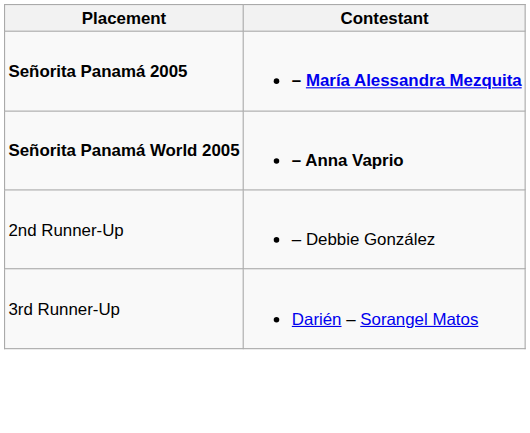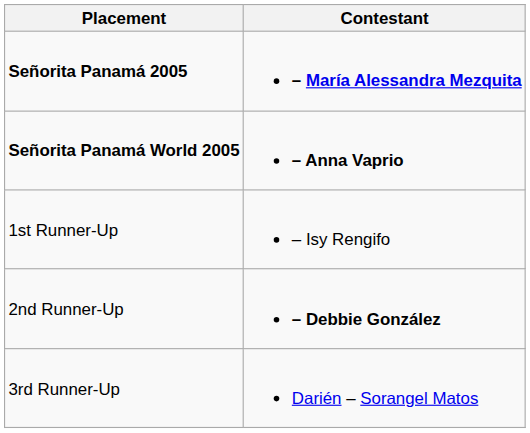+ row: (63, 230)
(385, 239) normal -> (385, 318) bold
